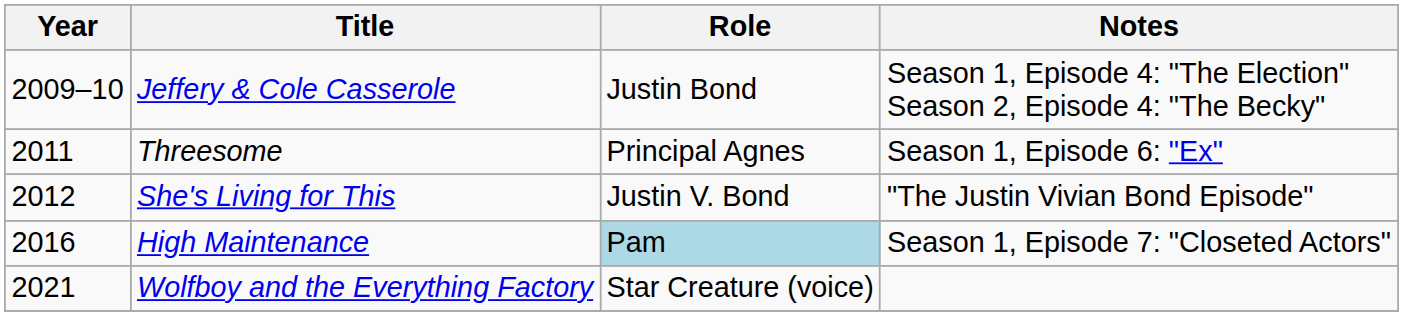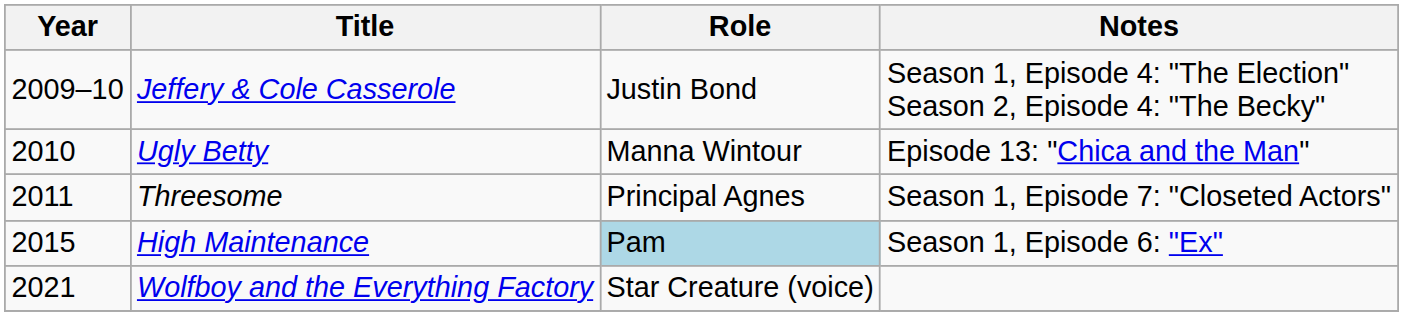+ row: (203, 151)
(1055, 151) Season 1, Episode 6: "Ex" -> (1139, 196) Season 1, Episode 7: "Closeted Actors"
- row: (266, 196)
(44, 242) 2016 -> (44, 242) 2015
(1139, 242) Season 1, Episode 7: "Closeted Actors" -> (1055, 242) Season 1, Episode 6: "Ex"
